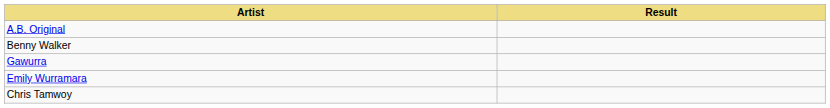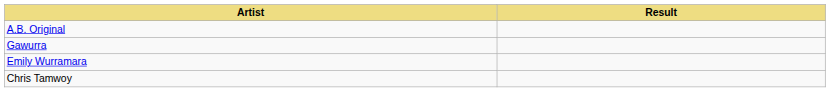- row: (39, 45)
